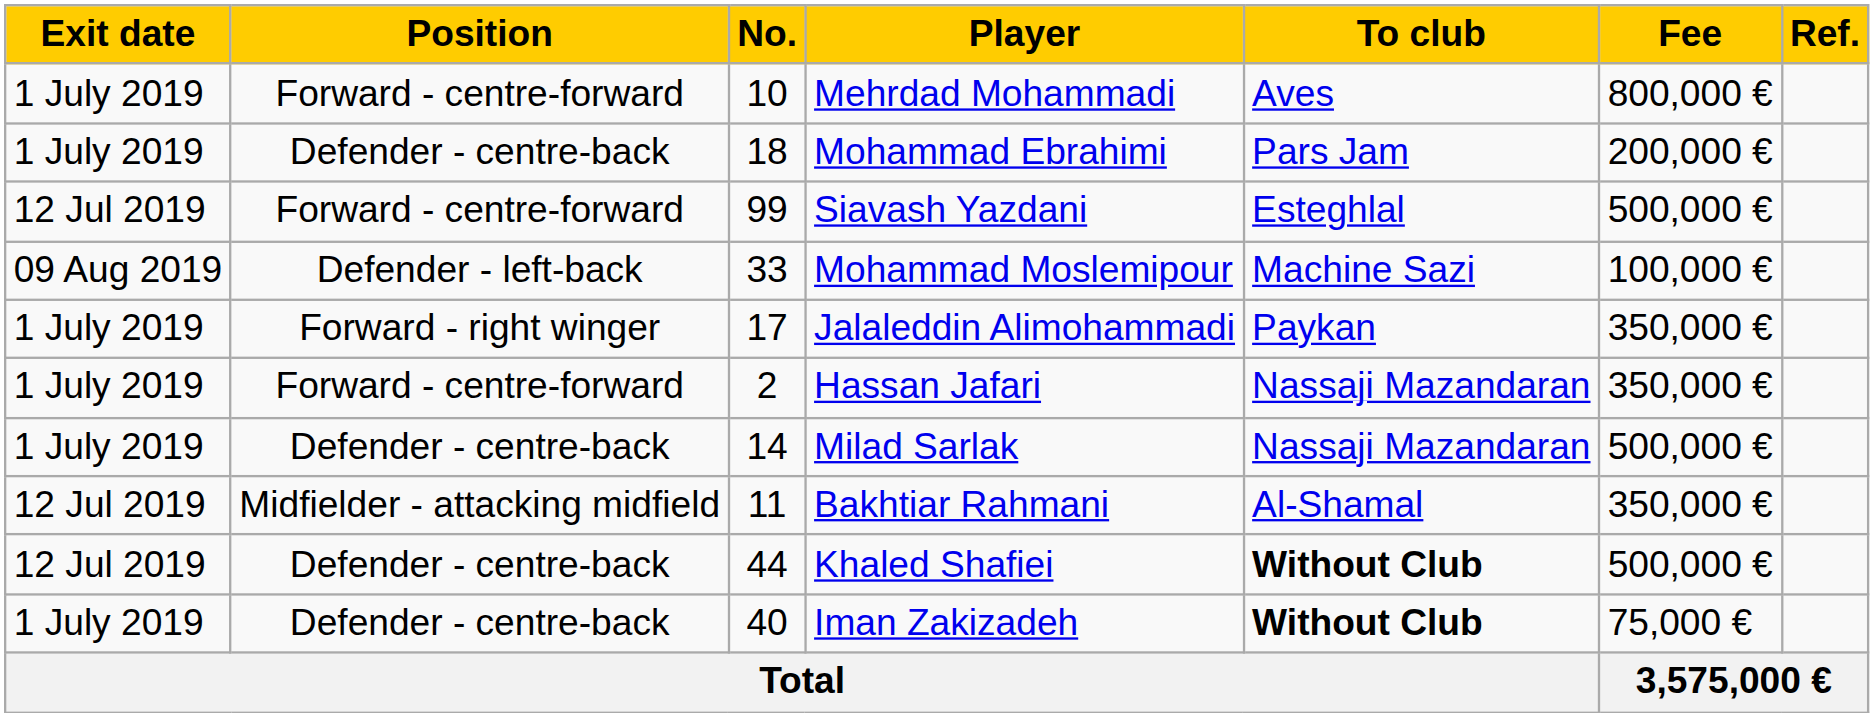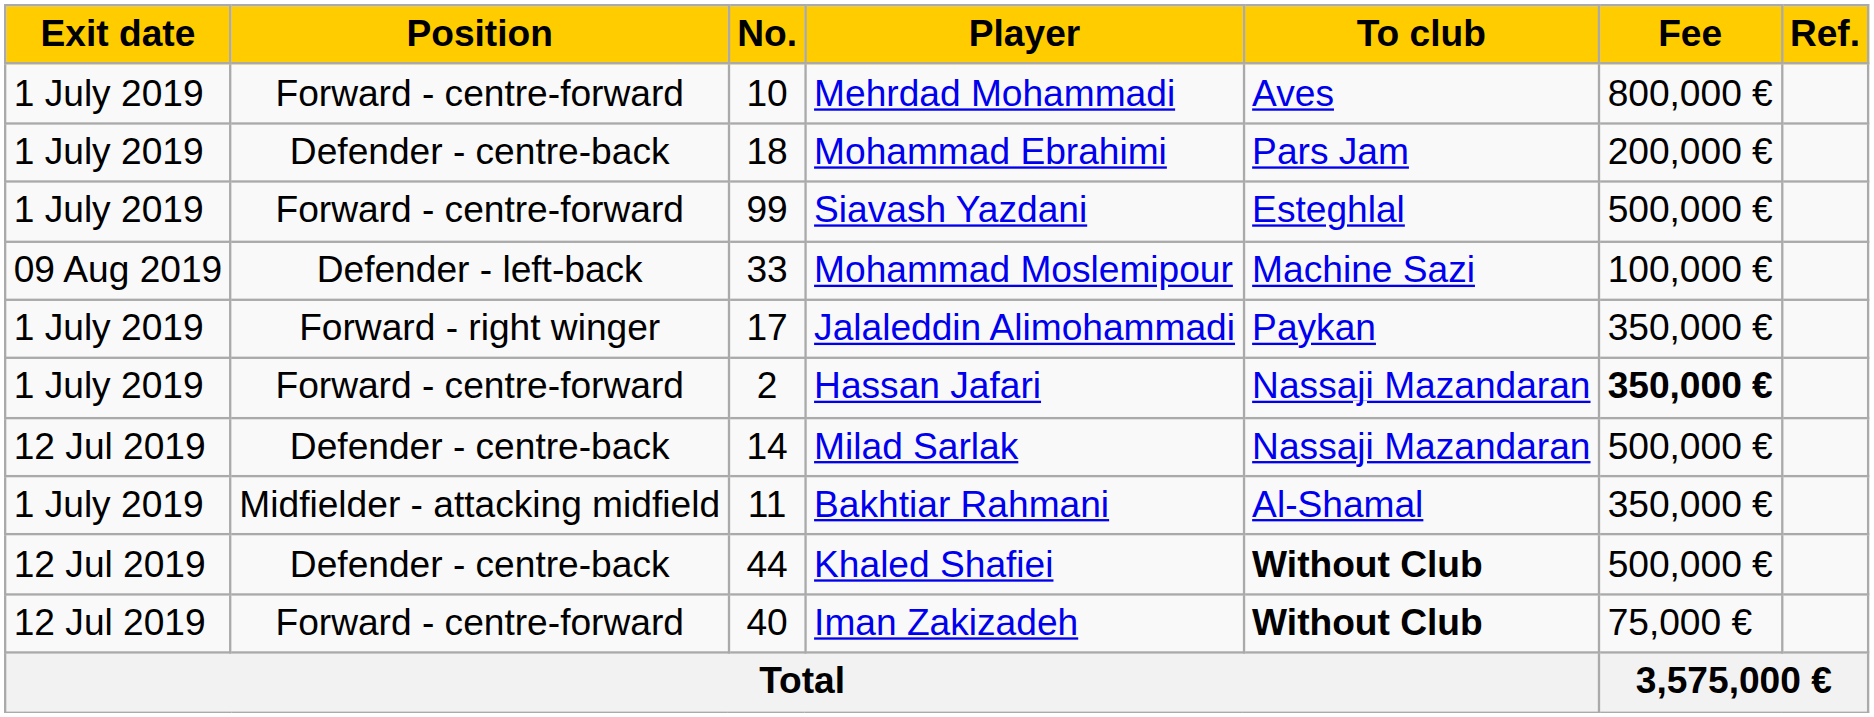(110, 210) 12 Jul 2019 -> (109, 210) 1 July 2019
(1690, 387) normal -> (1690, 387) bold
(109, 446) 1 July 2019 -> (110, 446) 12 Jul 2019
(110, 504) 12 Jul 2019 -> (109, 504) 1 July 2019
(109, 622) 1 July 2019 -> (110, 622) 12 Jul 2019
(480, 622) Defender - centre-back -> (480, 622) Forward - centre-forward
